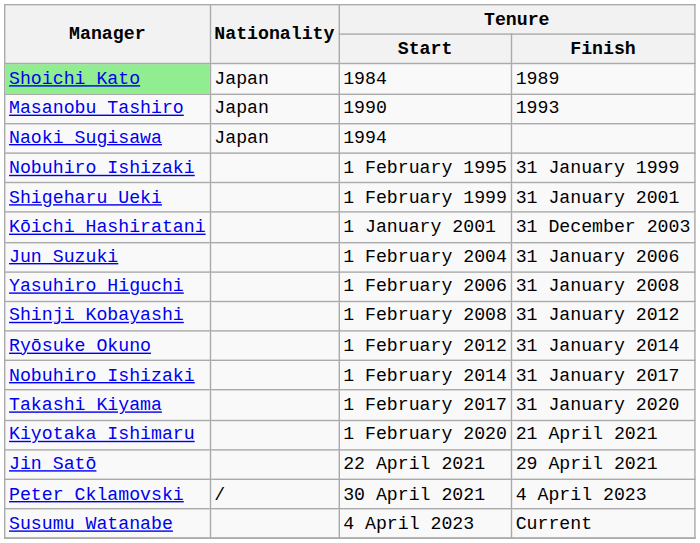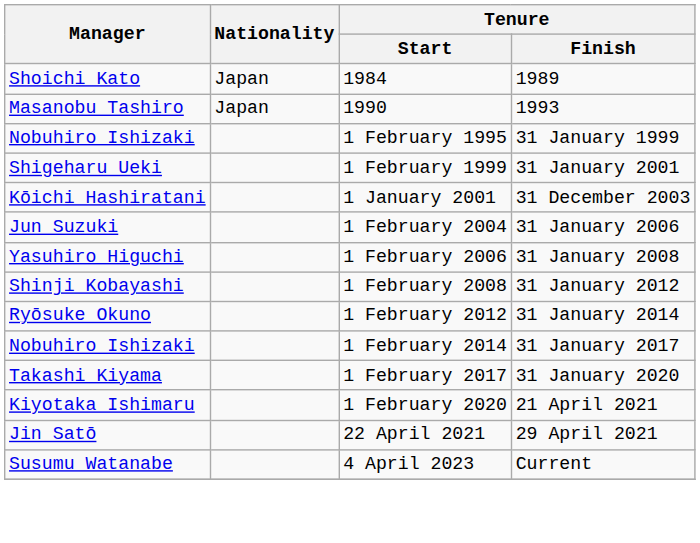(75, 79) lightgreen background -> (75, 79) no background
- row: (365, 138)
- row: (414, 494)
